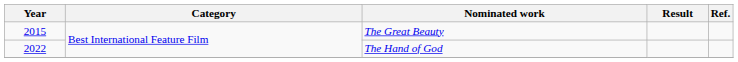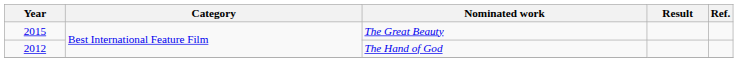(35, 48) 2022 -> (35, 48) 2012
